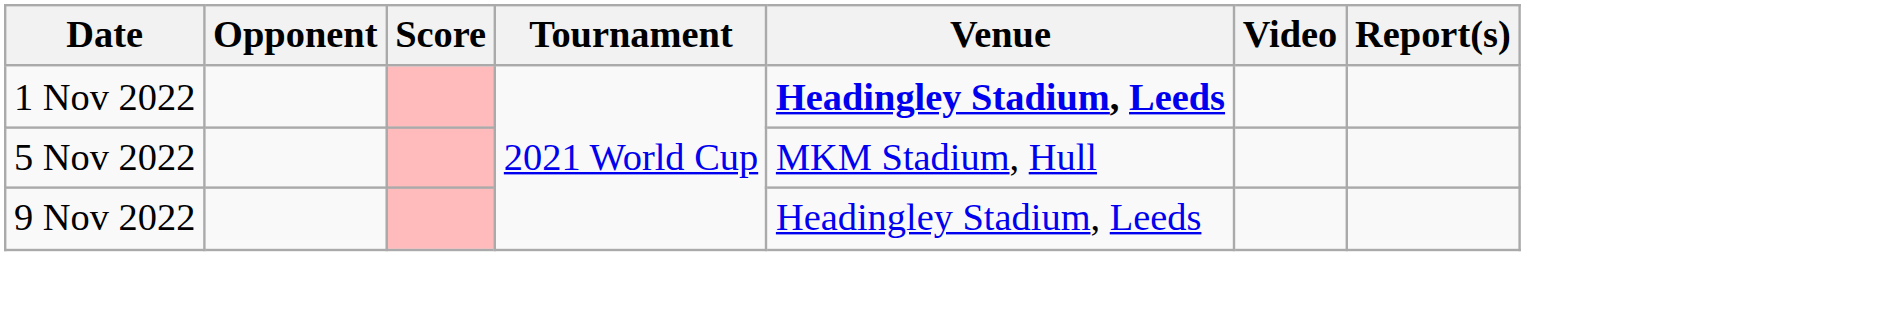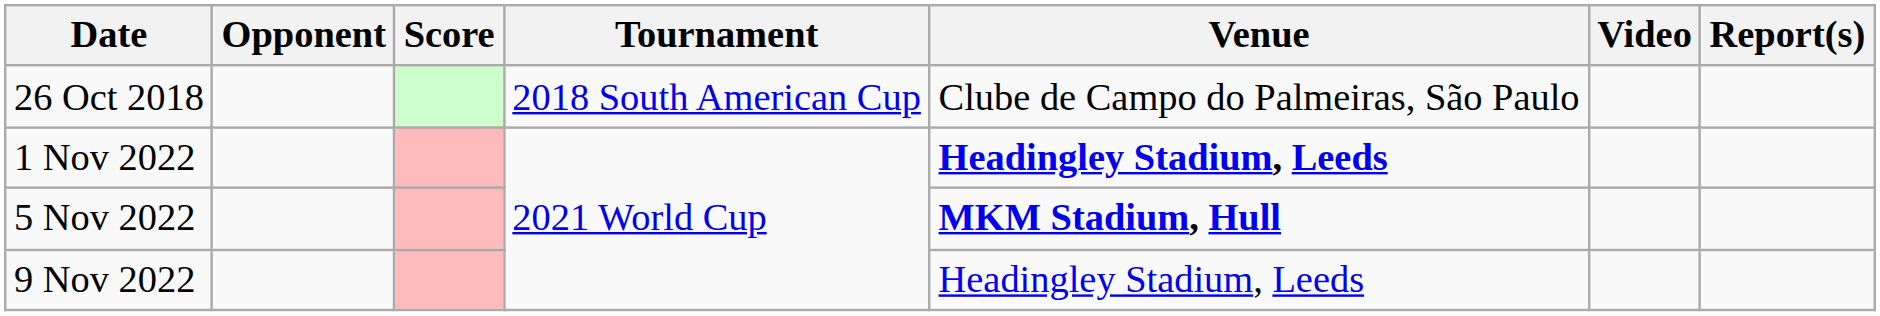+ row: (109, 95)
(936, 156) normal -> (1110, 217) bold
